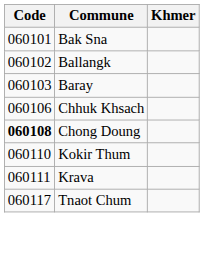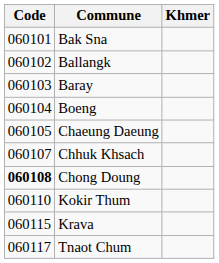+ row: (77, 108)
+ row: (109, 131)
(30, 108) 060106 -> (30, 154) 060107
(29, 177) 060111 -> (29, 223) 060115
